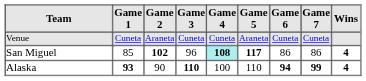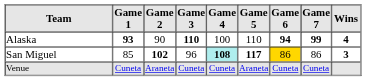rows swapped: (21, 68) <-> (18, 38)
(285, 53) no background -> (285, 54) gold background
(346, 53) 4 -> (346, 54) 3
